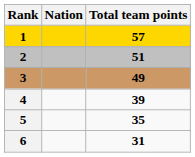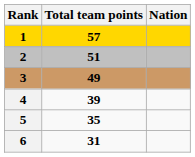columns swapped: (64, 15) <-> (138, 15)
